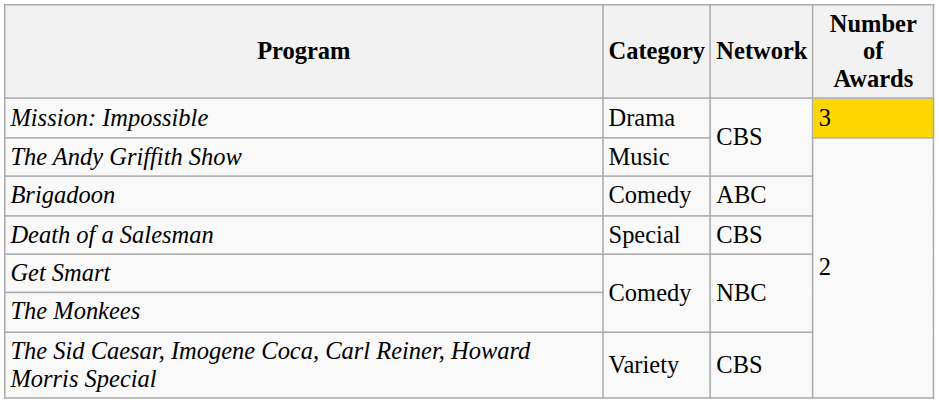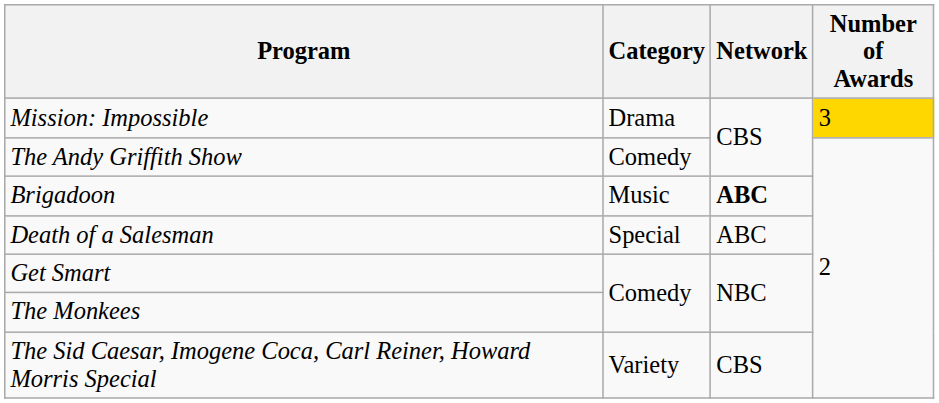(639, 156) Music -> (650, 156) Comedy
(650, 195) Comedy -> (639, 195) Music
(742, 195) normal -> (742, 195) bold
(739, 234) CBS -> (742, 234) ABC
